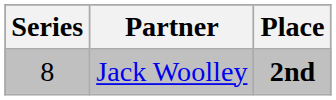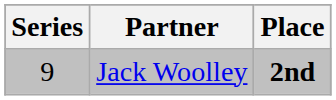(47, 71) 8 -> (47, 71) 9
